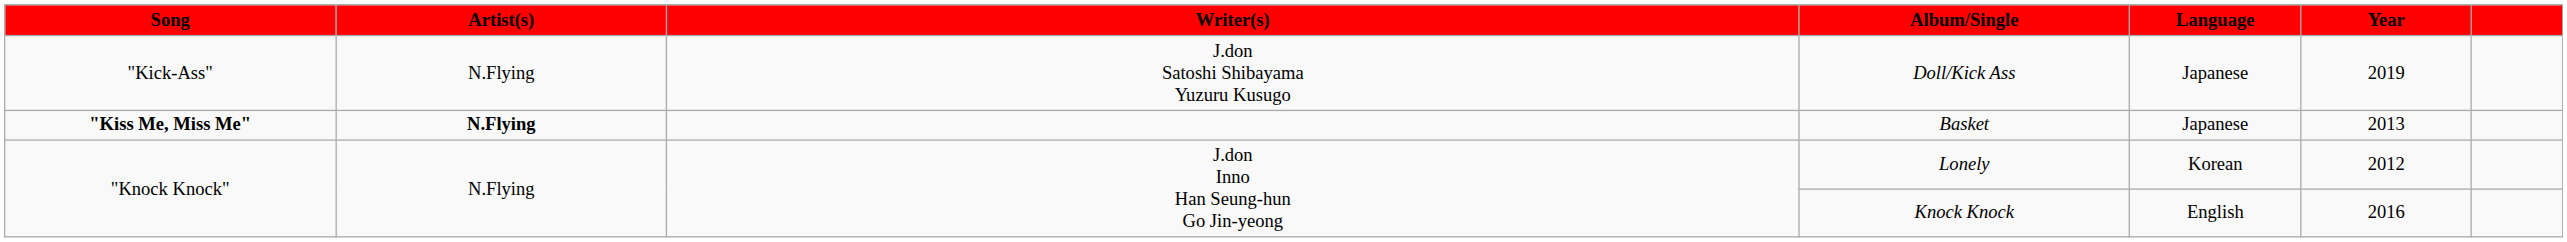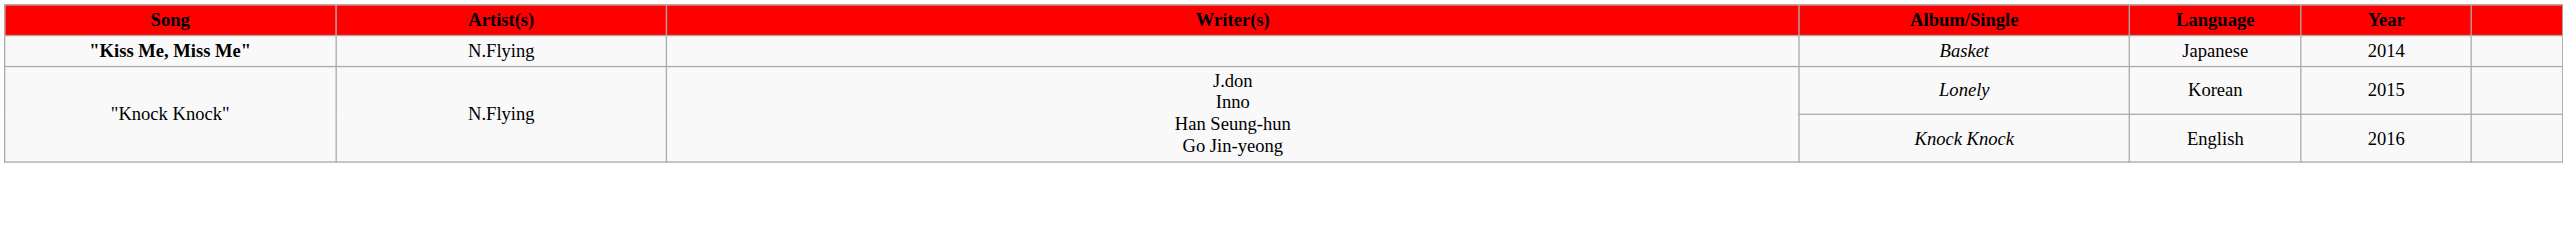- row: (1964, 72)
(501, 124) bold -> (501, 50) normal
(2386, 124) 2013 -> (2386, 50) 2014
(2386, 164) 2012 -> (2386, 89) 2015
